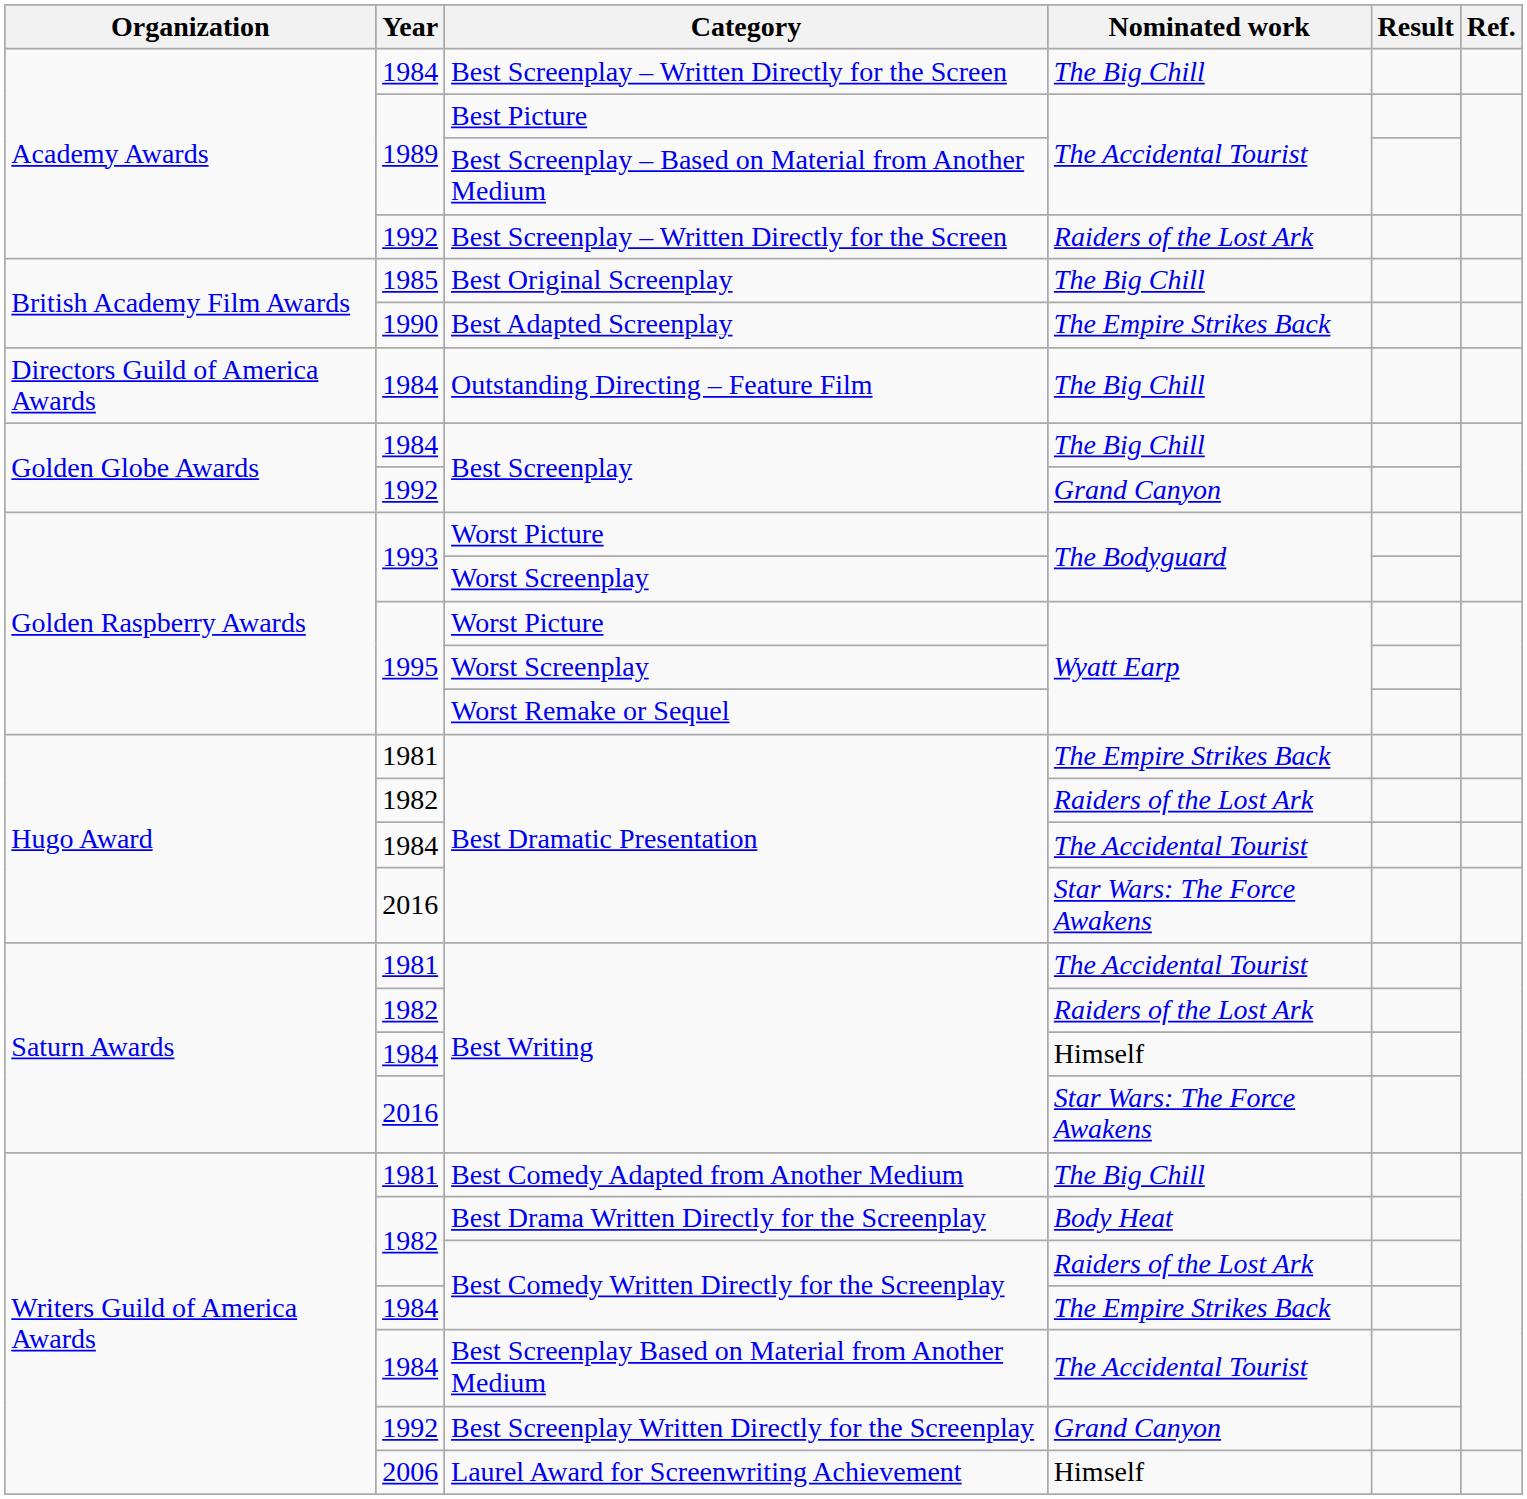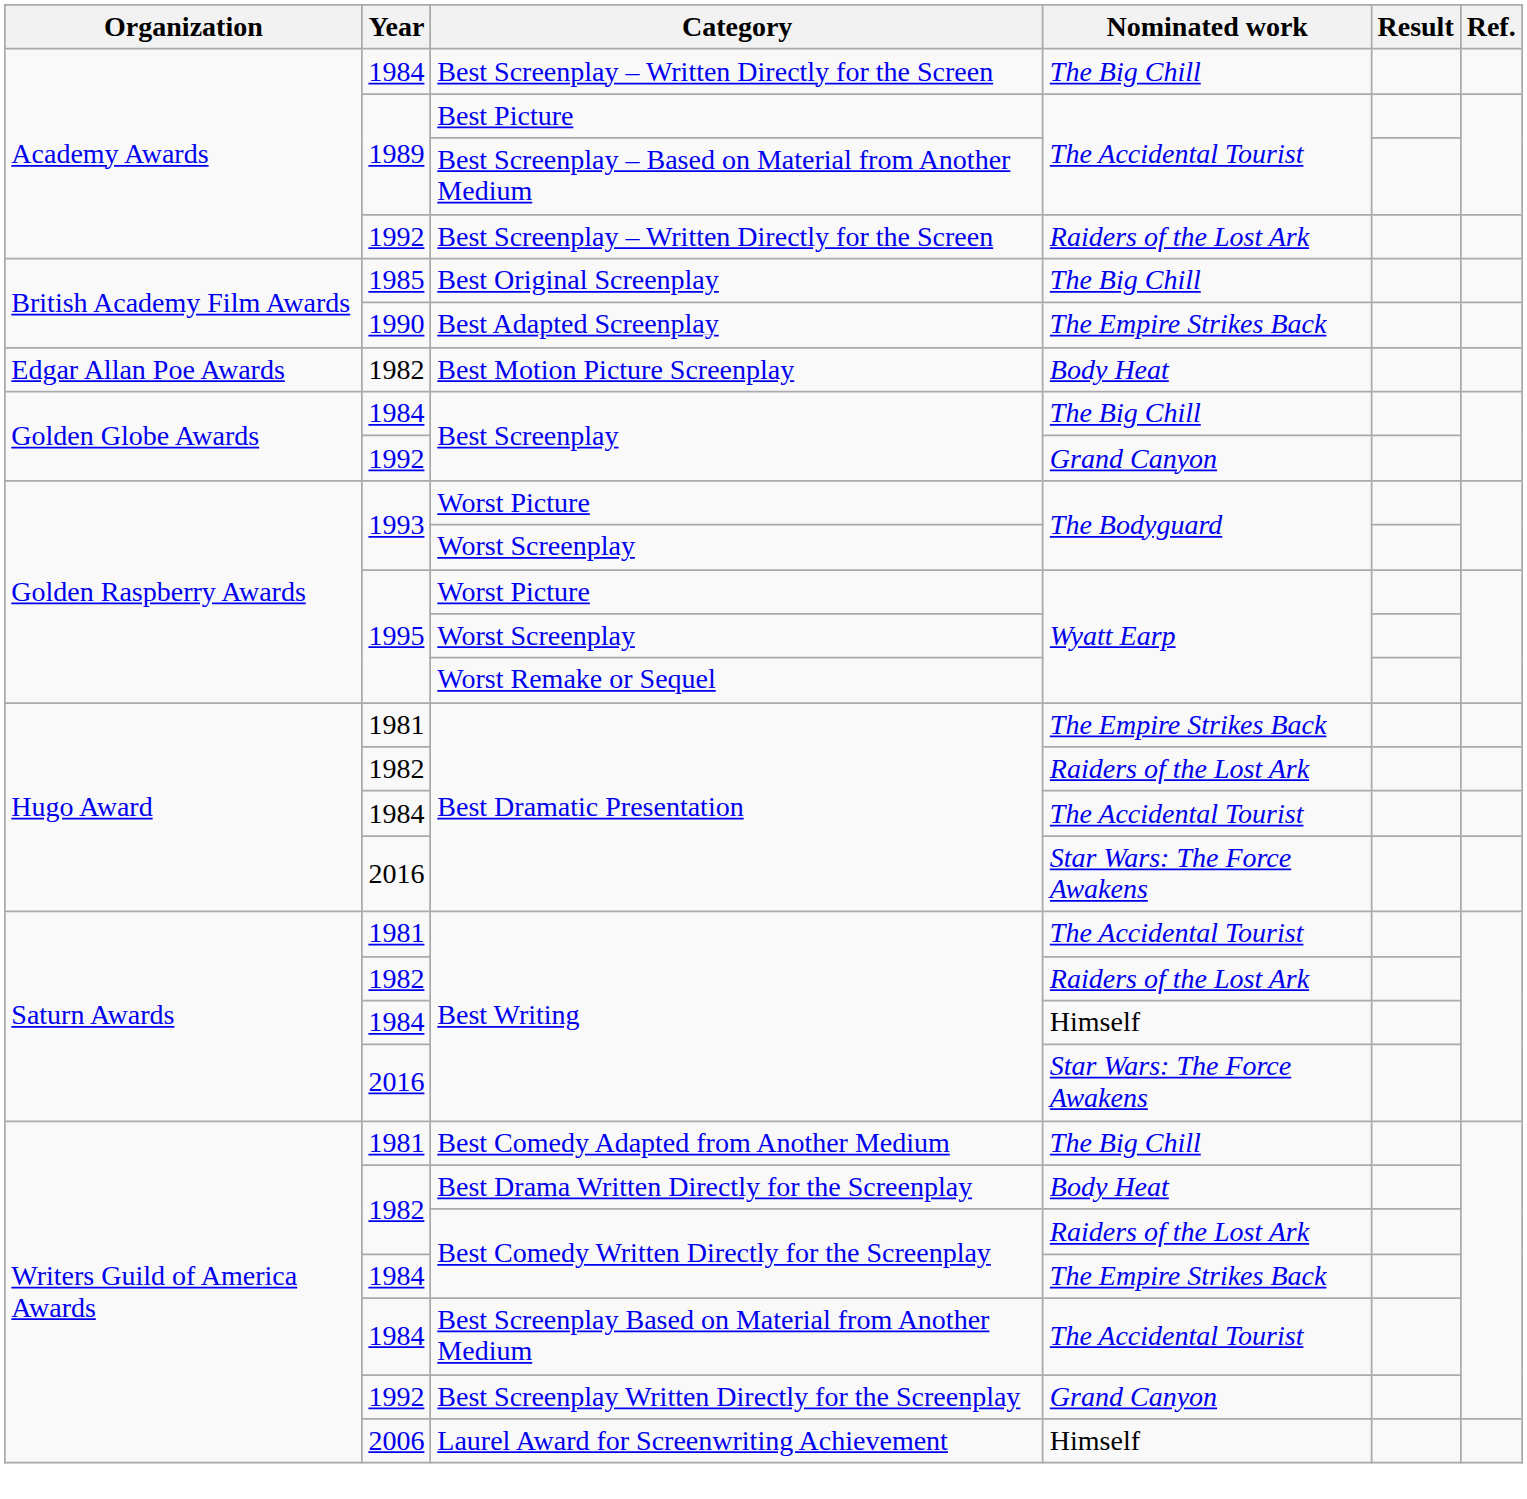- row: (410, 384)
+ row: (396, 369)
